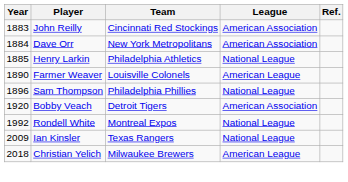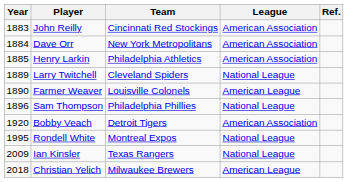(259, 59) National League -> (270, 59) American Association
+ row: (65, 75)
(18, 122) 1992 -> (18, 138) 1995
